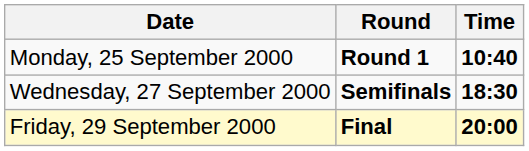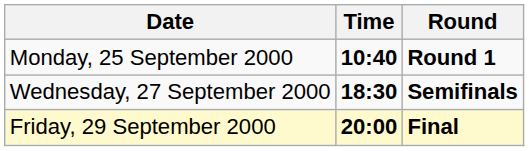columns swapped: (490, 22) <-> (396, 22)
